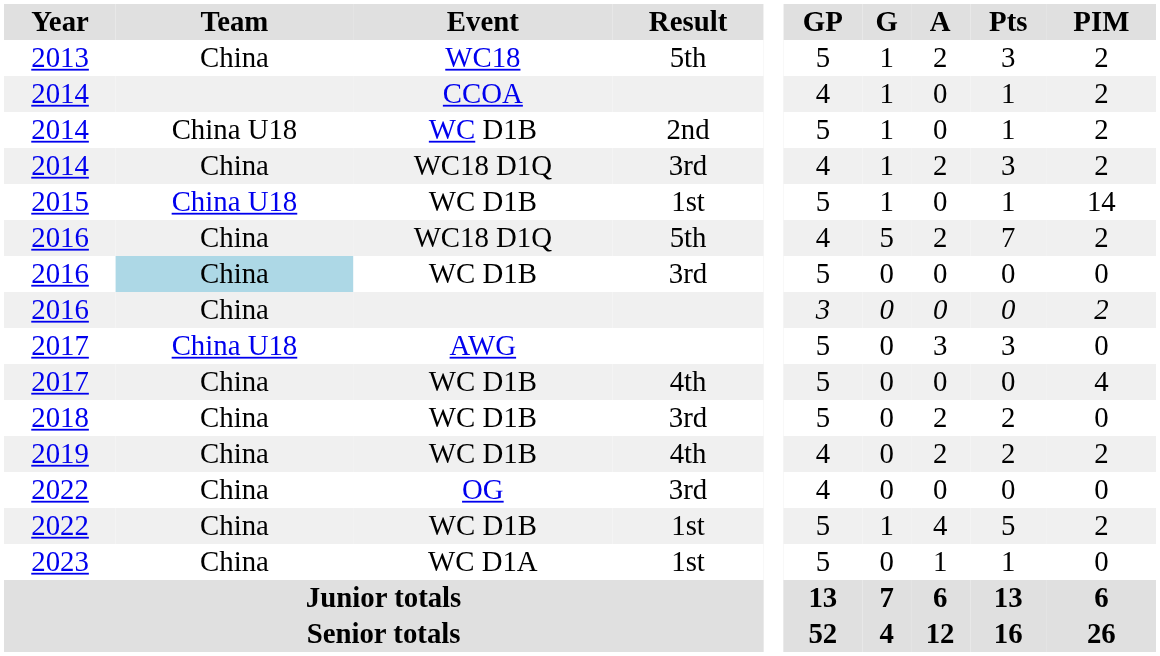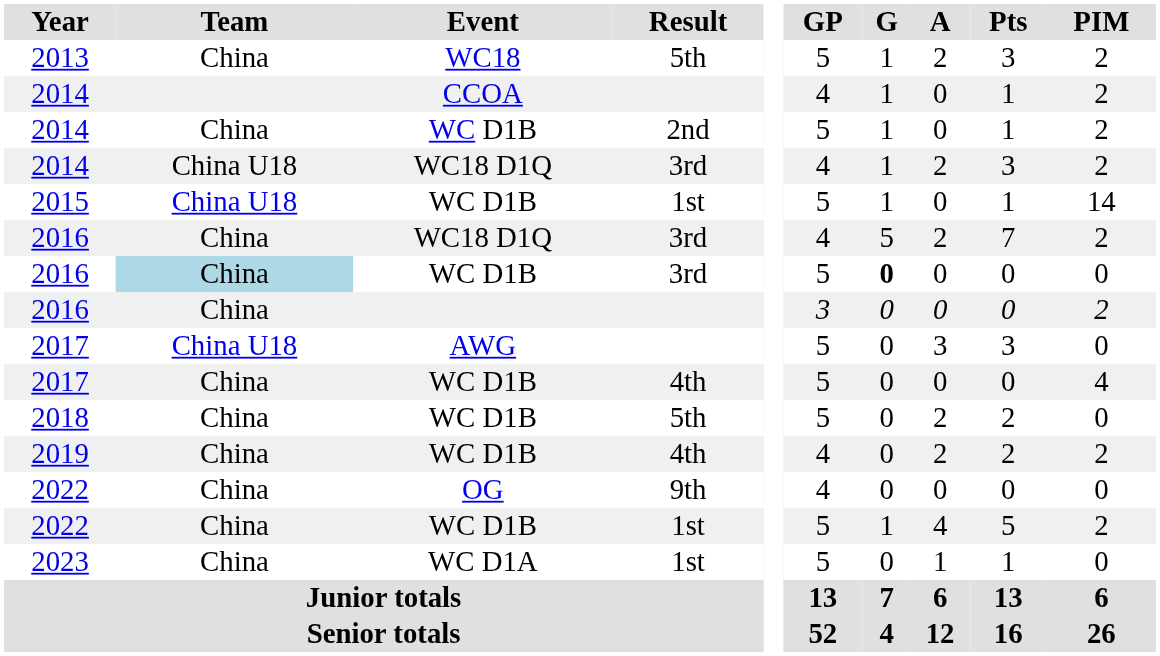(234, 129) China U18 -> (234, 129) China
(234, 165) China -> (234, 165) China U18
(688, 237) 5th -> (688, 237) 3rd
(887, 273) normal -> (887, 273) bold
(688, 417) 3rd -> (688, 417) 5th
(688, 489) 3rd -> (688, 489) 9th
